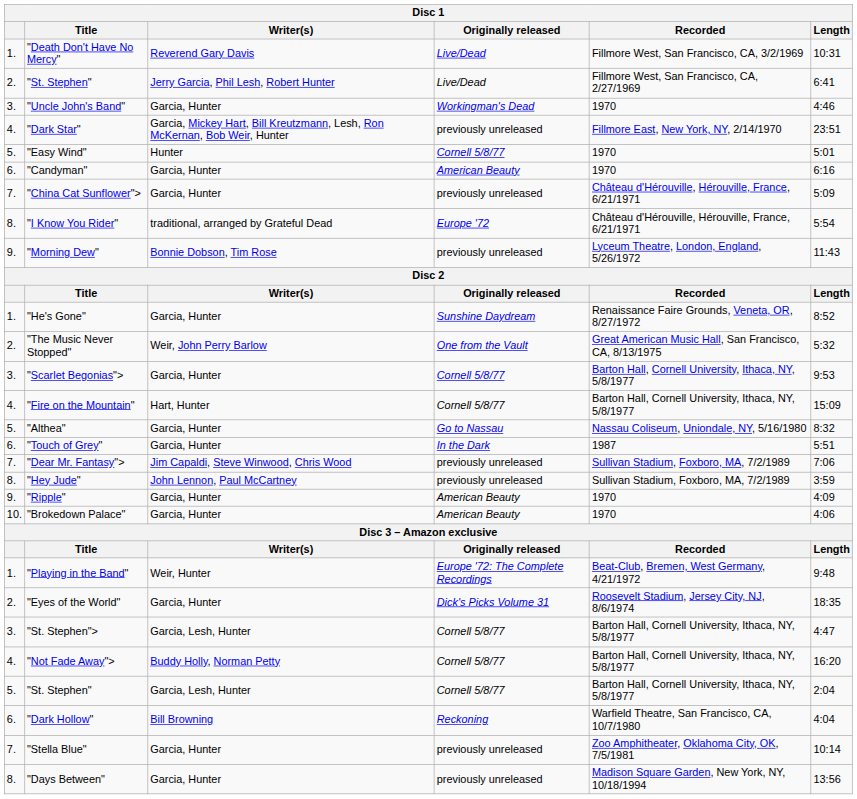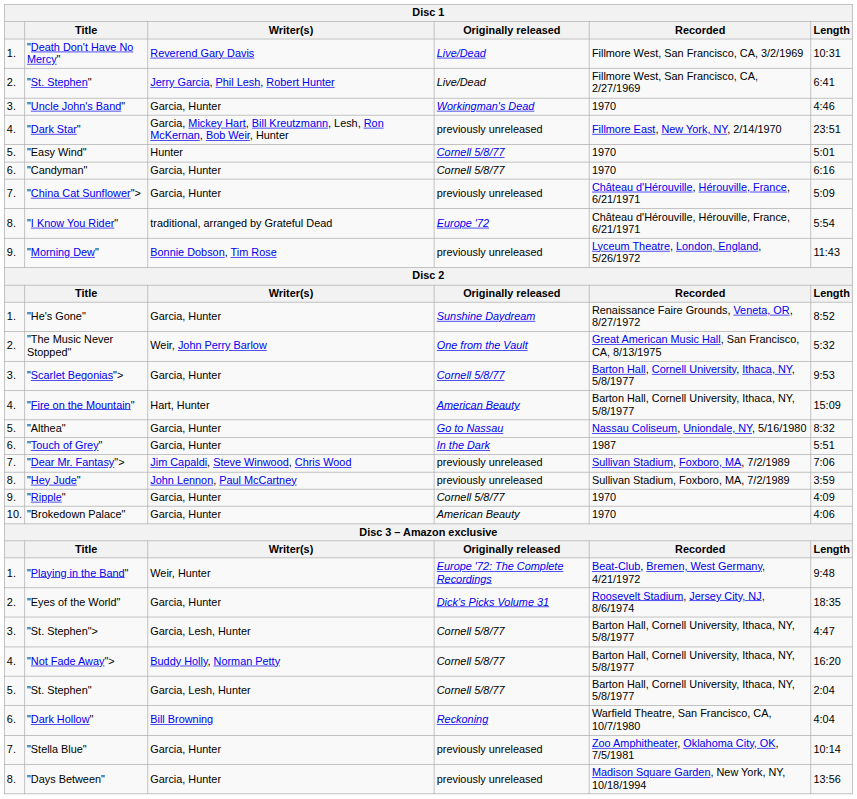(478, 170) American Beauty -> (471, 170) Cornell 5/8/77
(471, 405) Cornell 5/8/77 -> (478, 405) American Beauty
(478, 497) American Beauty -> (471, 497) Cornell 5/8/77
